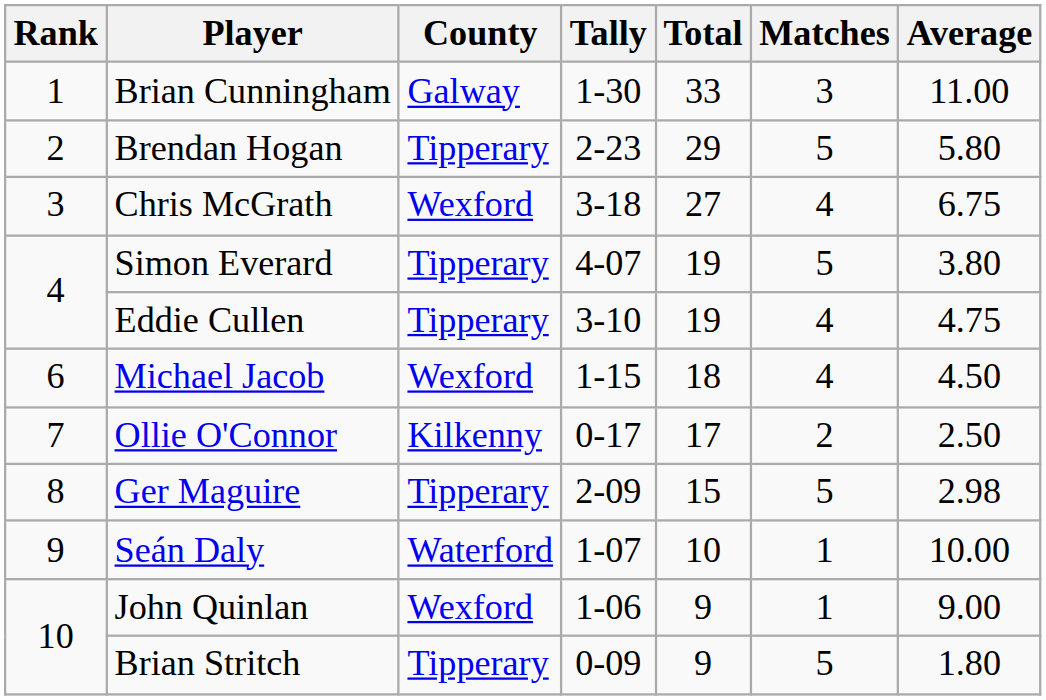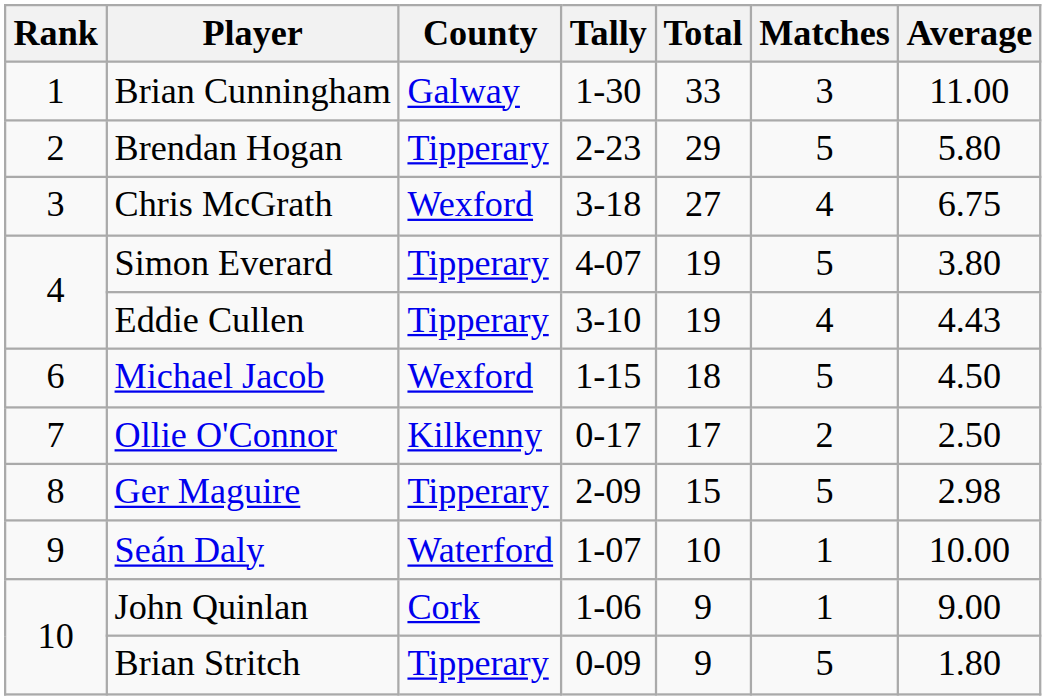(969, 319) 4.75 -> (969, 319) 4.43
(824, 377) 4 -> (824, 377) 5
(470, 606) Wexford -> (444, 606) Cork
